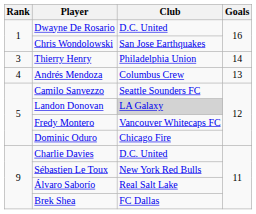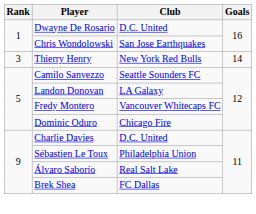(158, 59) Philadelphia Union -> (160, 59) New York Red Bulls
- row: (68, 75)
(141, 106) lightgrey background -> (141, 91) no background
(160, 169) New York Red Bulls -> (158, 153) Philadelphia Union
